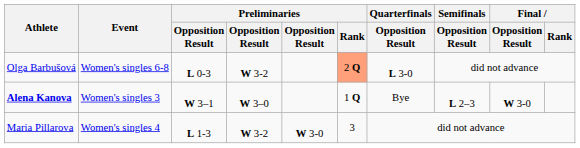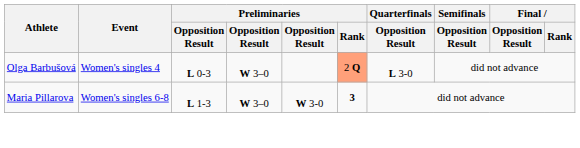(125, 67) Women's singles 6-8 -> (120, 67) Women's singles 4
(254, 73) W 3-2 -> (254, 73) W 3–0
- row: (39, 97)
(120, 128) Women's singles 4 -> (125, 97) Women's singles 6-8
(254, 134) W 3-2 -> (254, 104) W 3–0
(352, 128) normal -> (352, 97) bold
